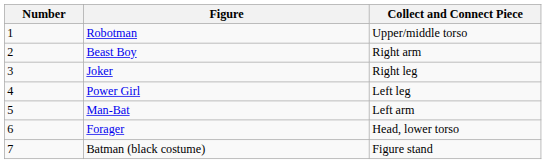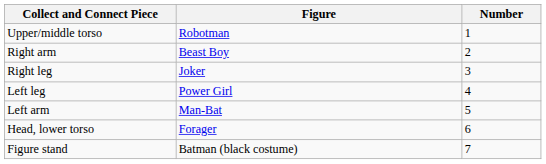columns swapped: (44, 14) <-> (455, 14)
